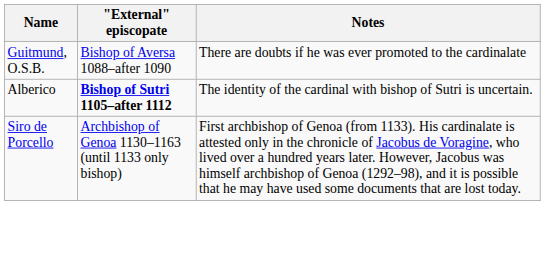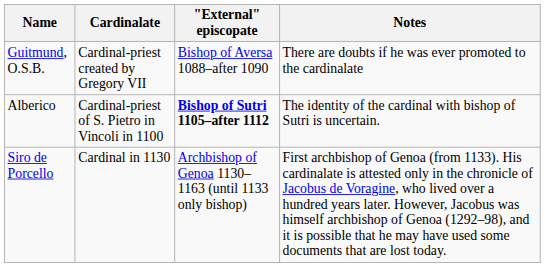+ column: (125, 23)
